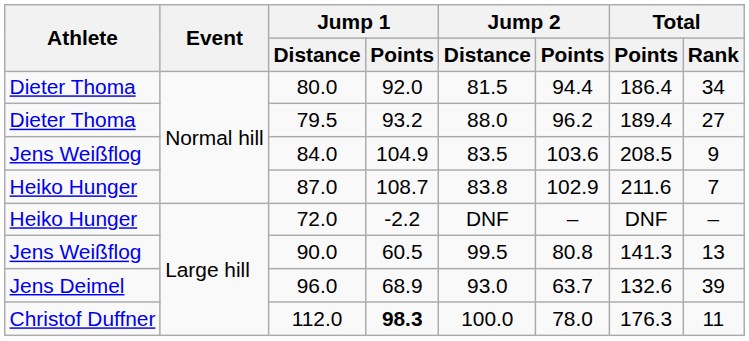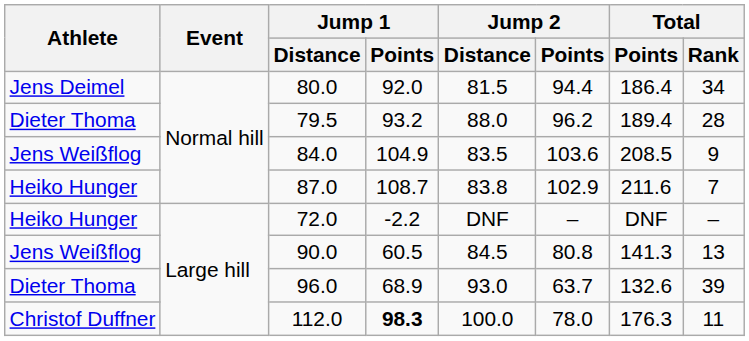(73, 88) Dieter Thoma -> (67, 88) Jens Deimel
(713, 121) 27 -> (713, 121) 28
(487, 253) 99.5 -> (487, 253) 84.5
(67, 286) Jens Deimel -> (73, 286) Dieter Thoma
